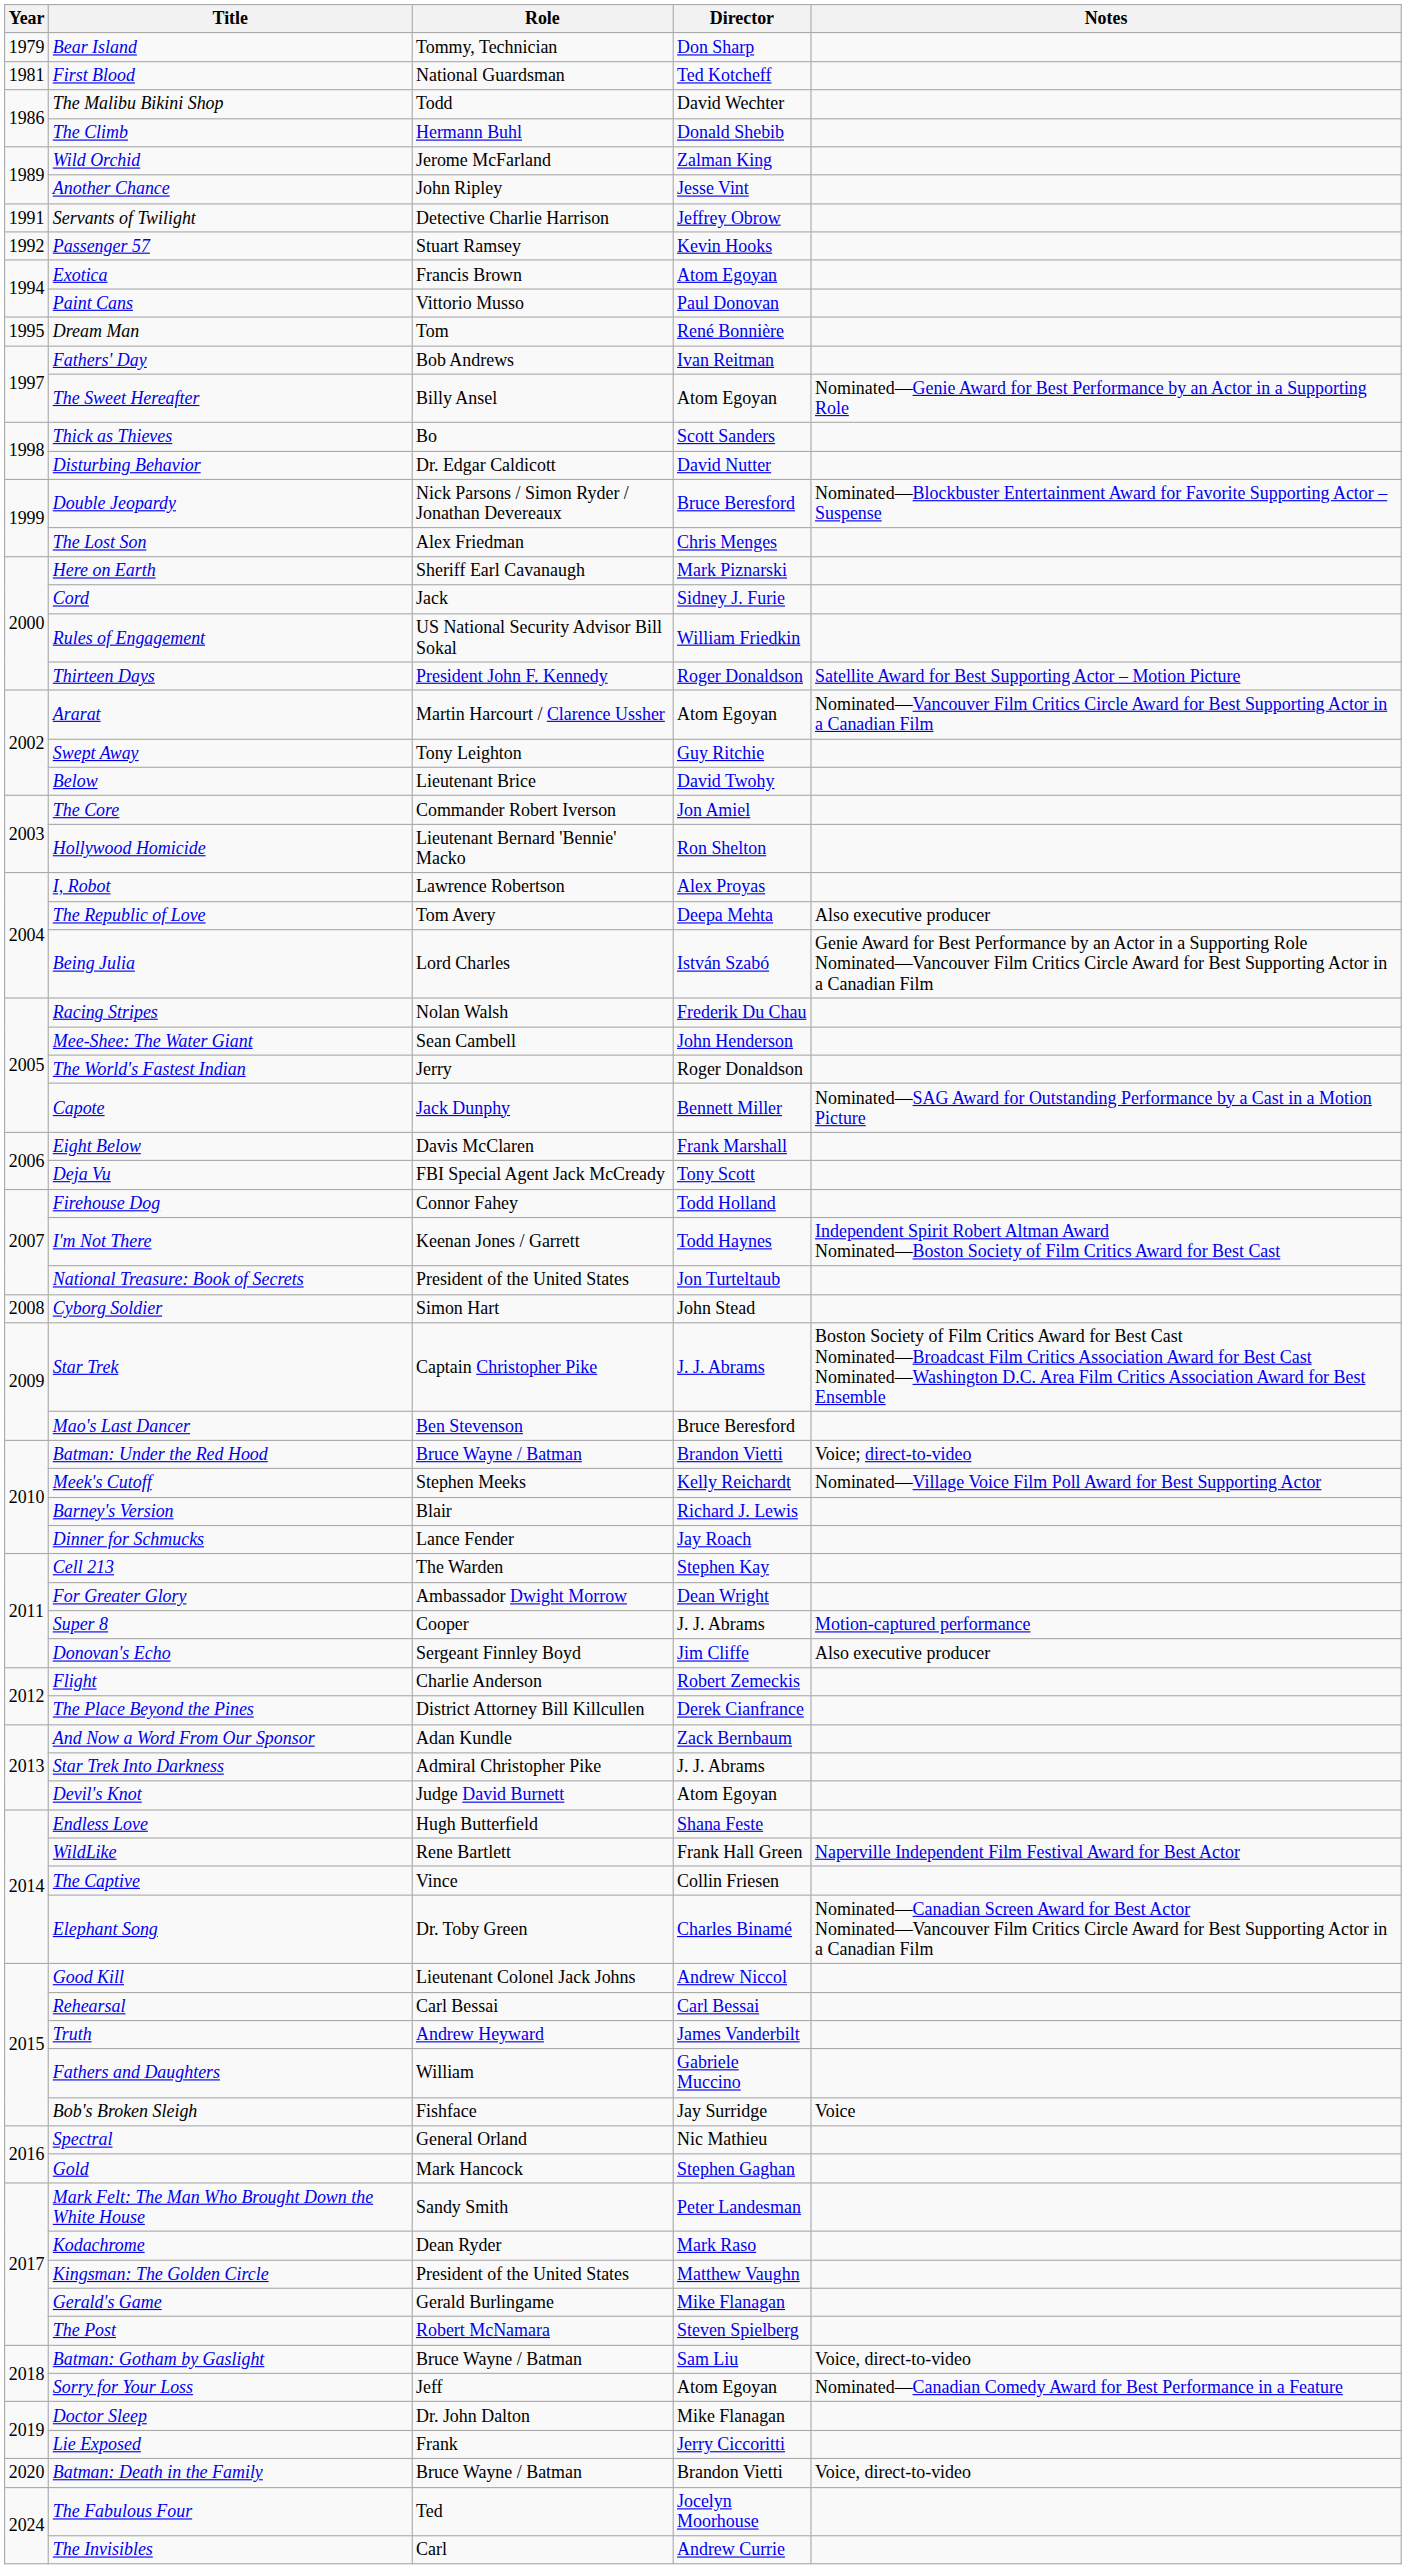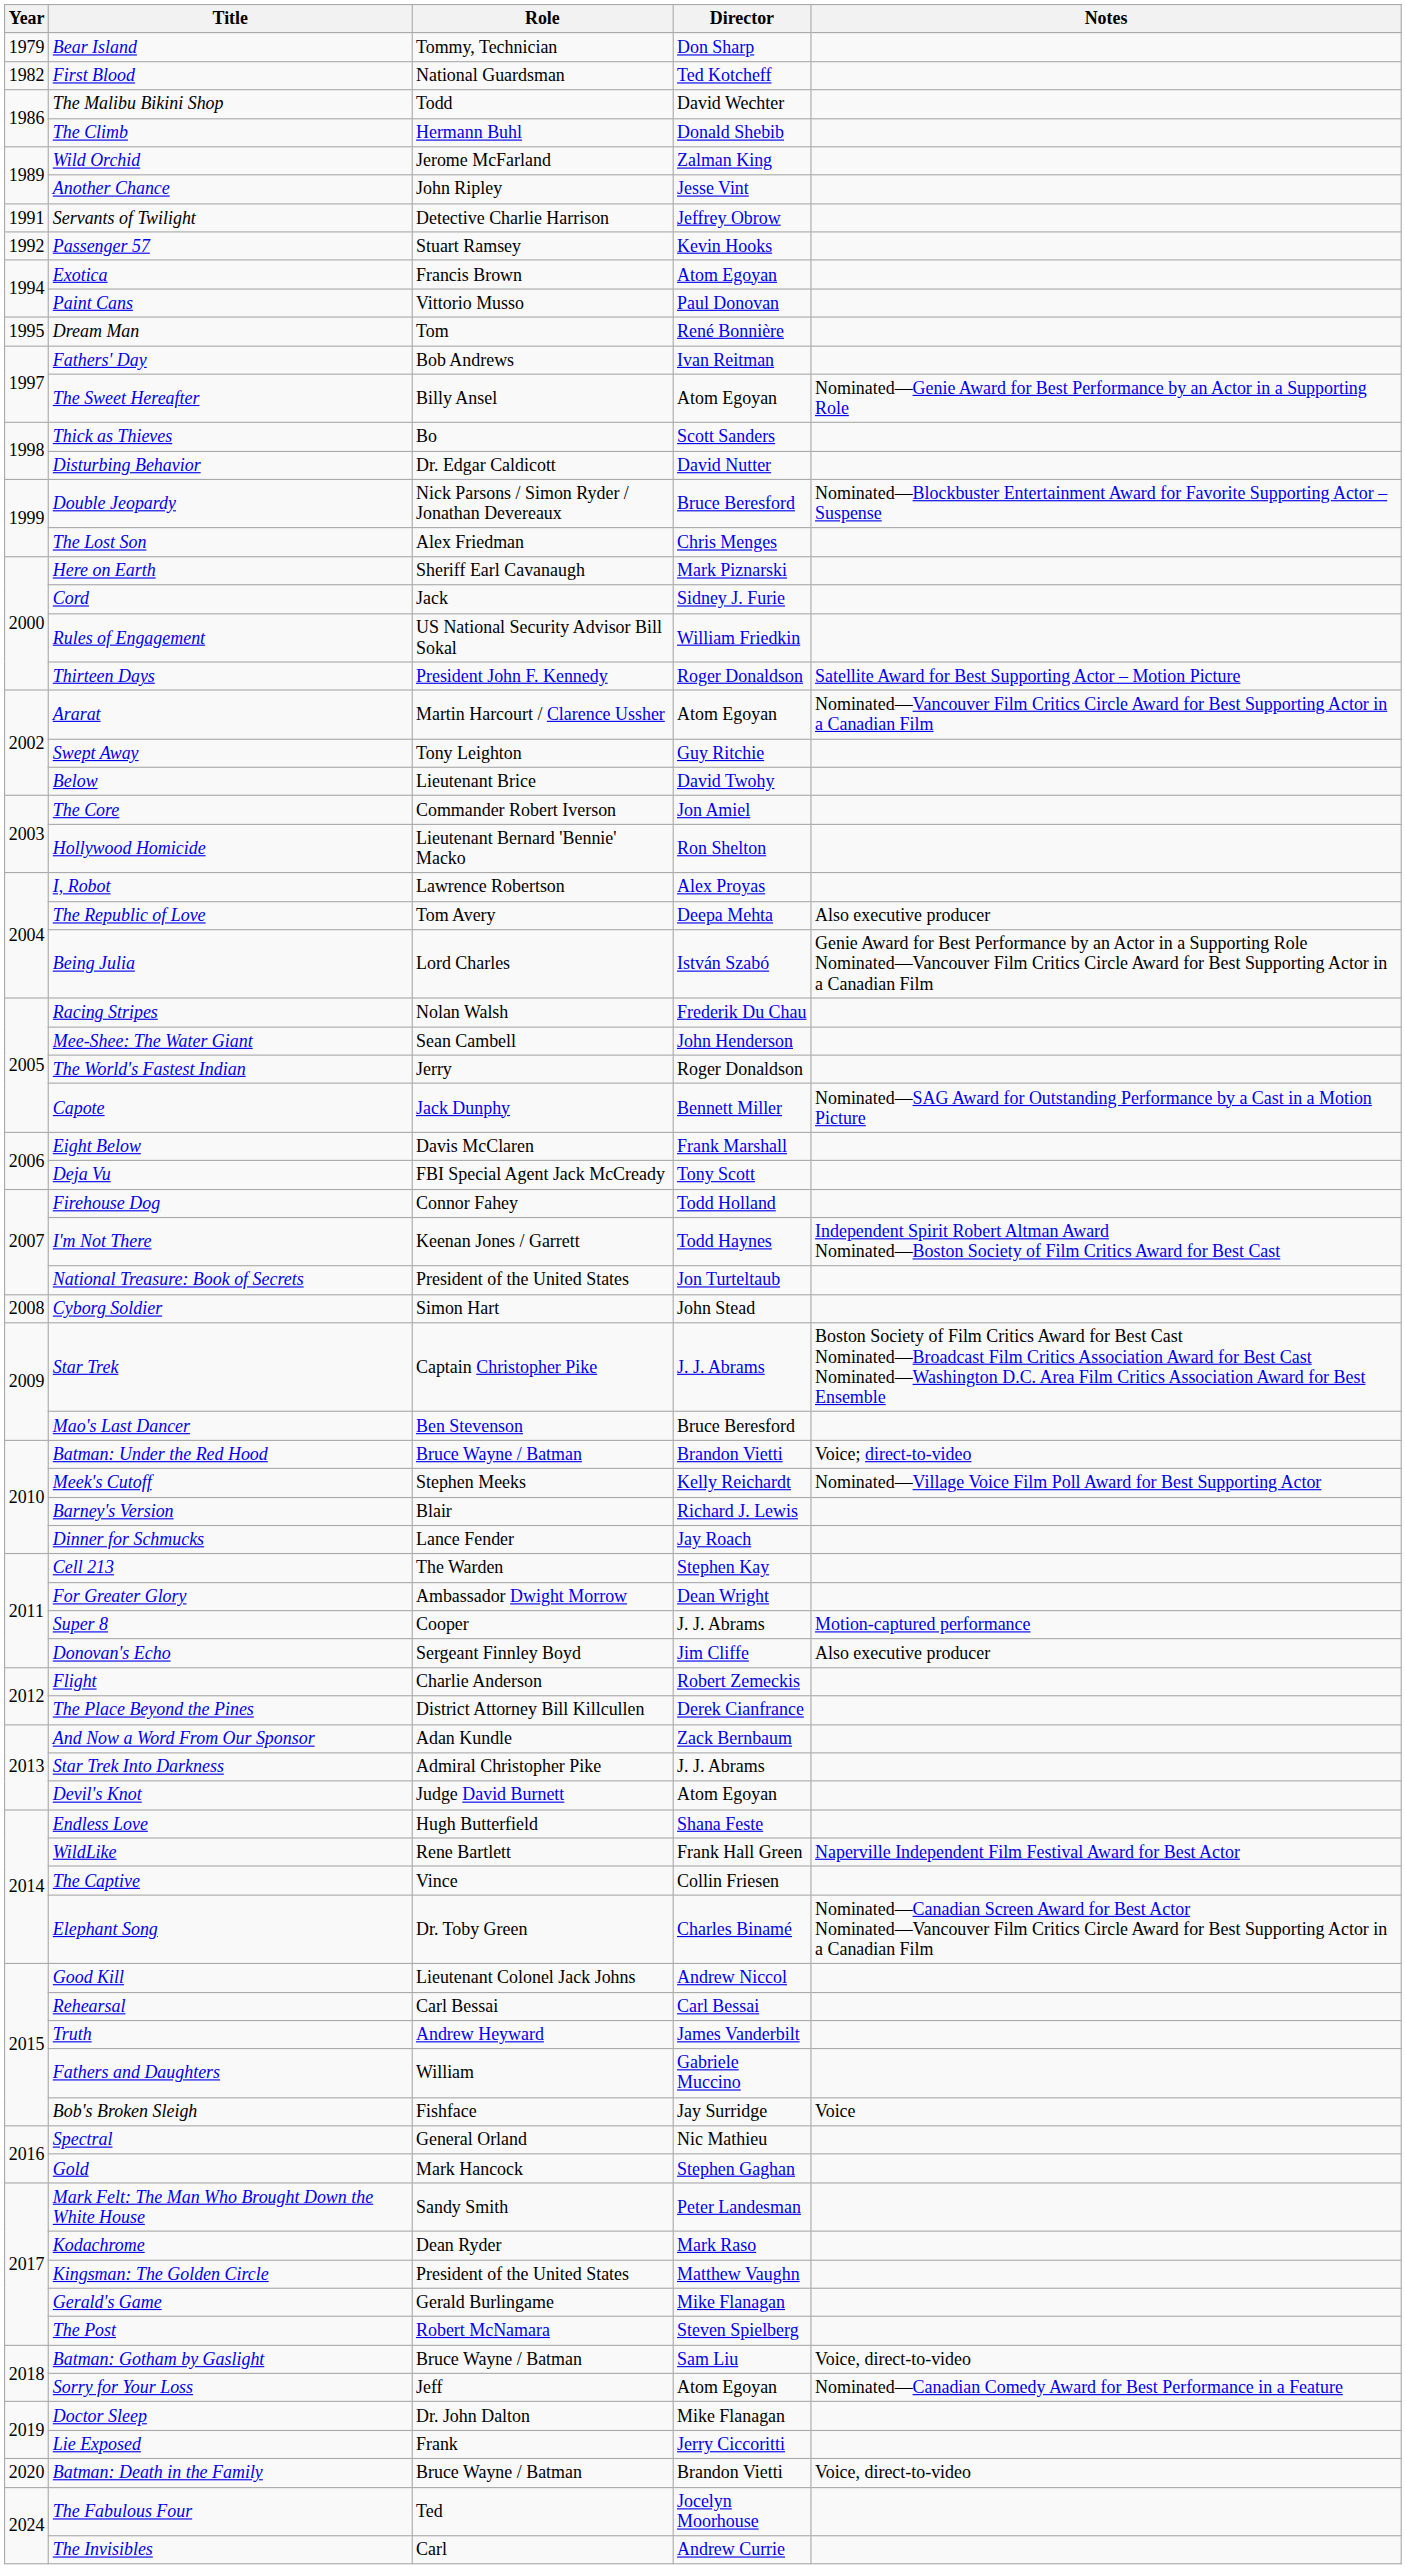(27, 75) 1981 -> (27, 75) 1982
